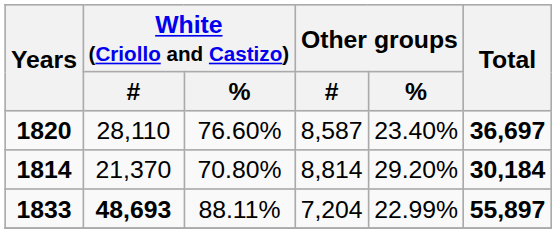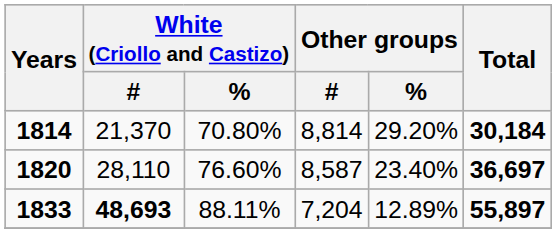rows swapped: (44, 170) <-> (44, 131)
(416, 209) 22.99% -> (416, 209) 12.89%
